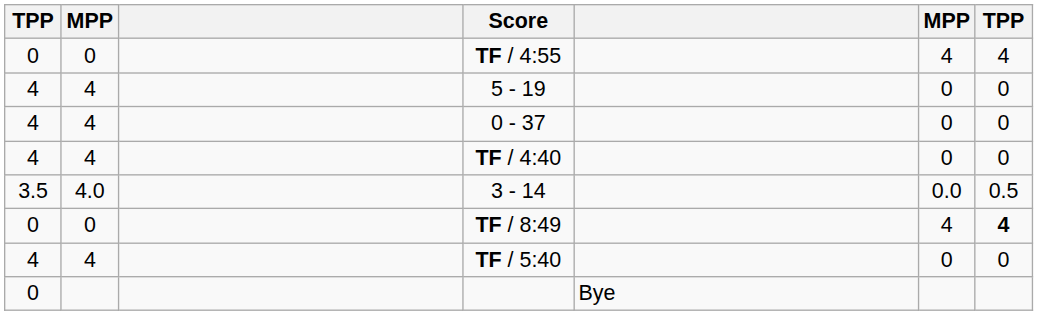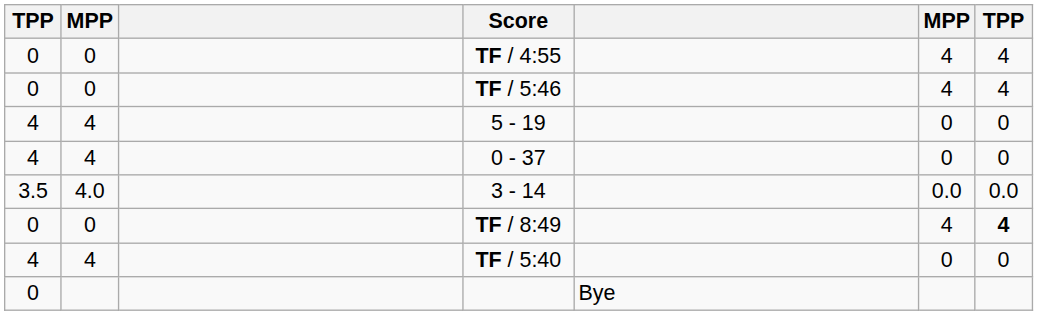+ row: (518, 89)
- row: (518, 157)
(1004, 191) 0.5 -> (1004, 191) 0.0
